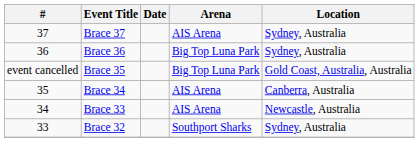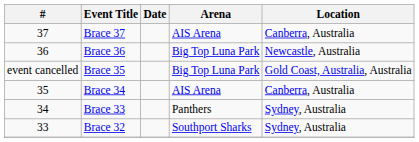(305, 33) Sydney, Australia -> (310, 33) Canberra, Australia
(305, 52) Sydney, Australia -> (312, 52) Newcastle, Australia
(196, 109) AIS Arena -> (192, 109) Panthers
(312, 109) Newcastle, Australia -> (305, 109) Sydney, Australia
